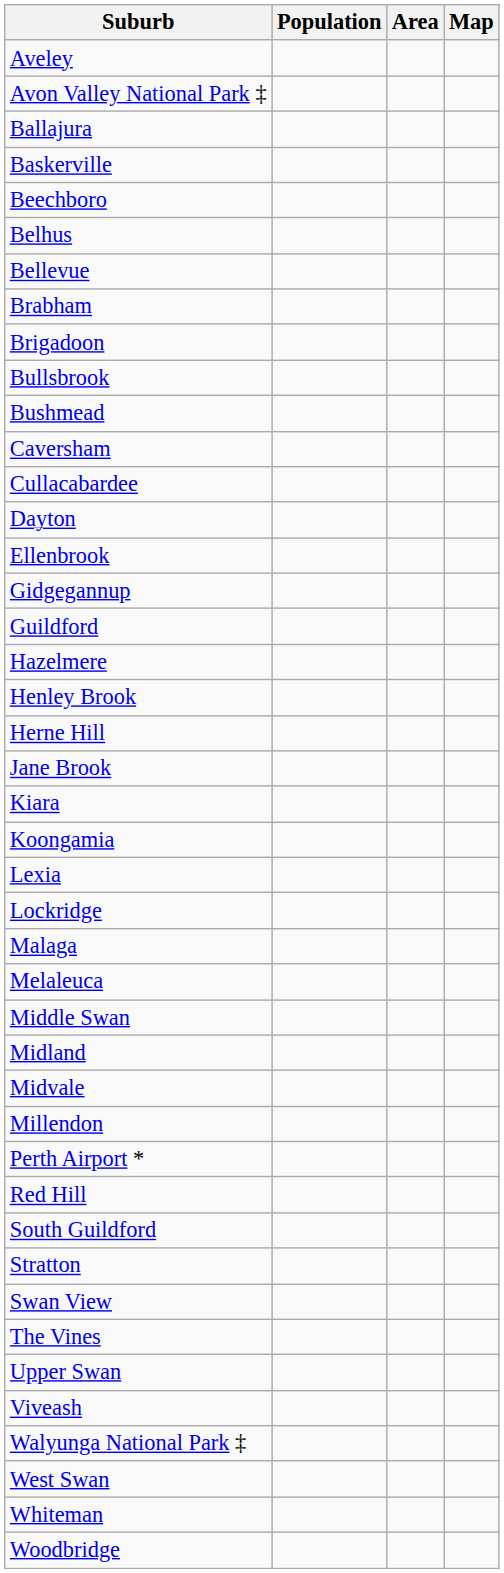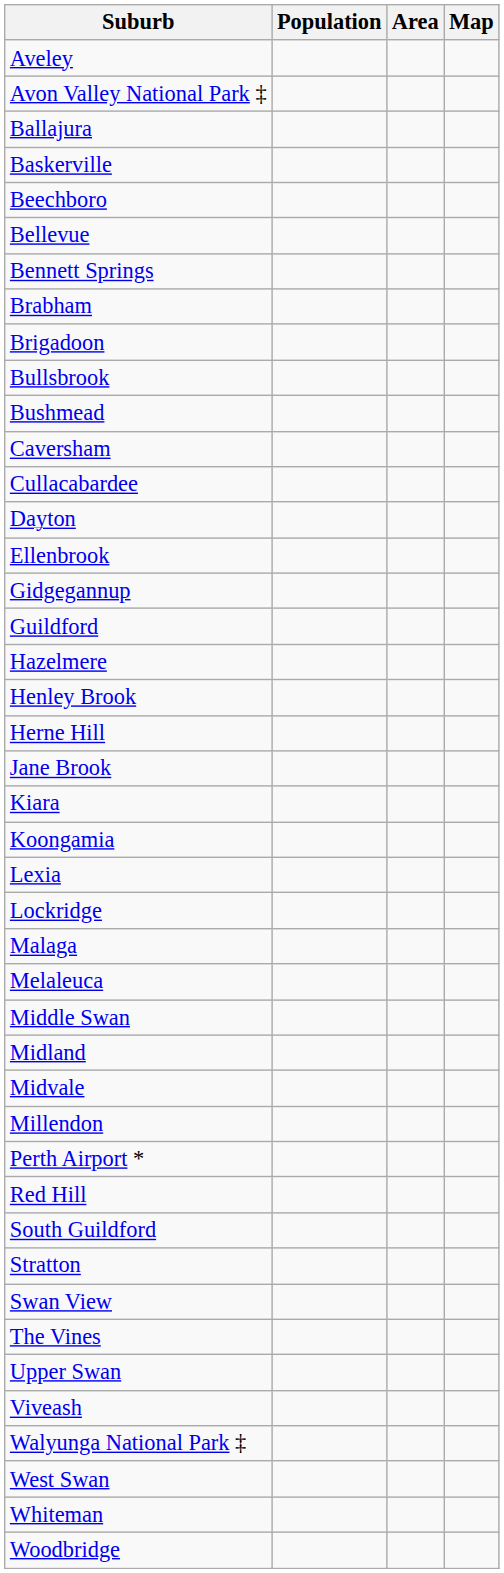- row: (41, 235)
+ row: (82, 270)
